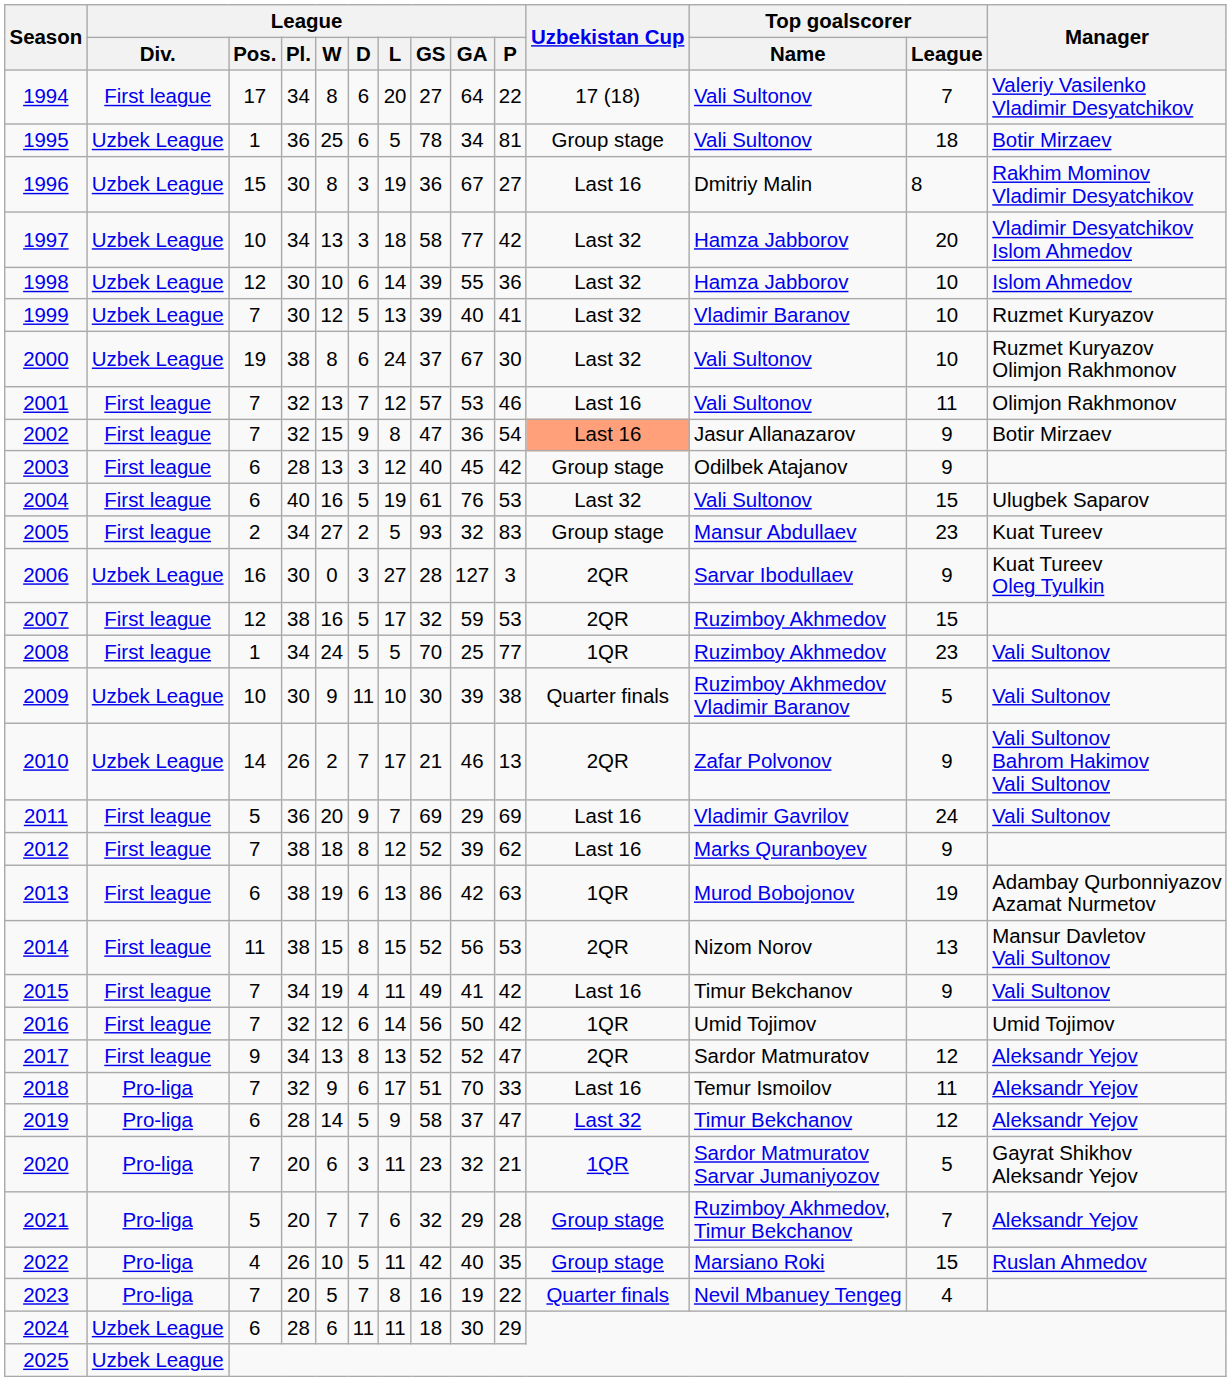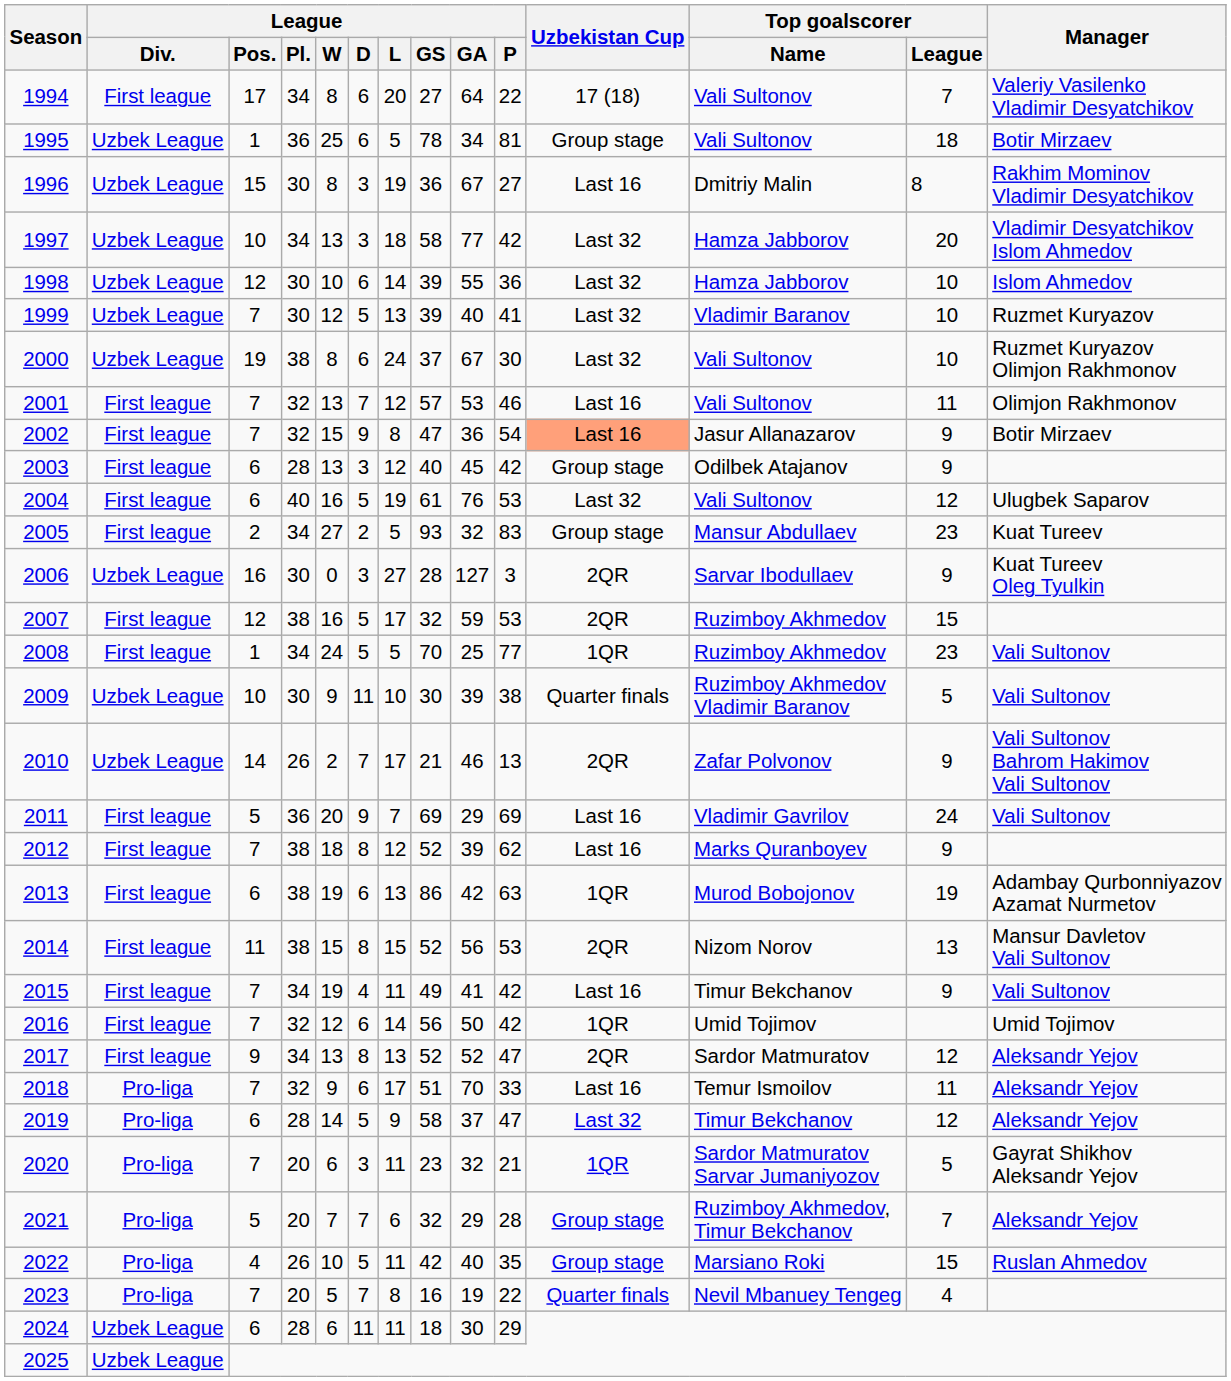(947, 500) 15 -> (947, 500) 12
